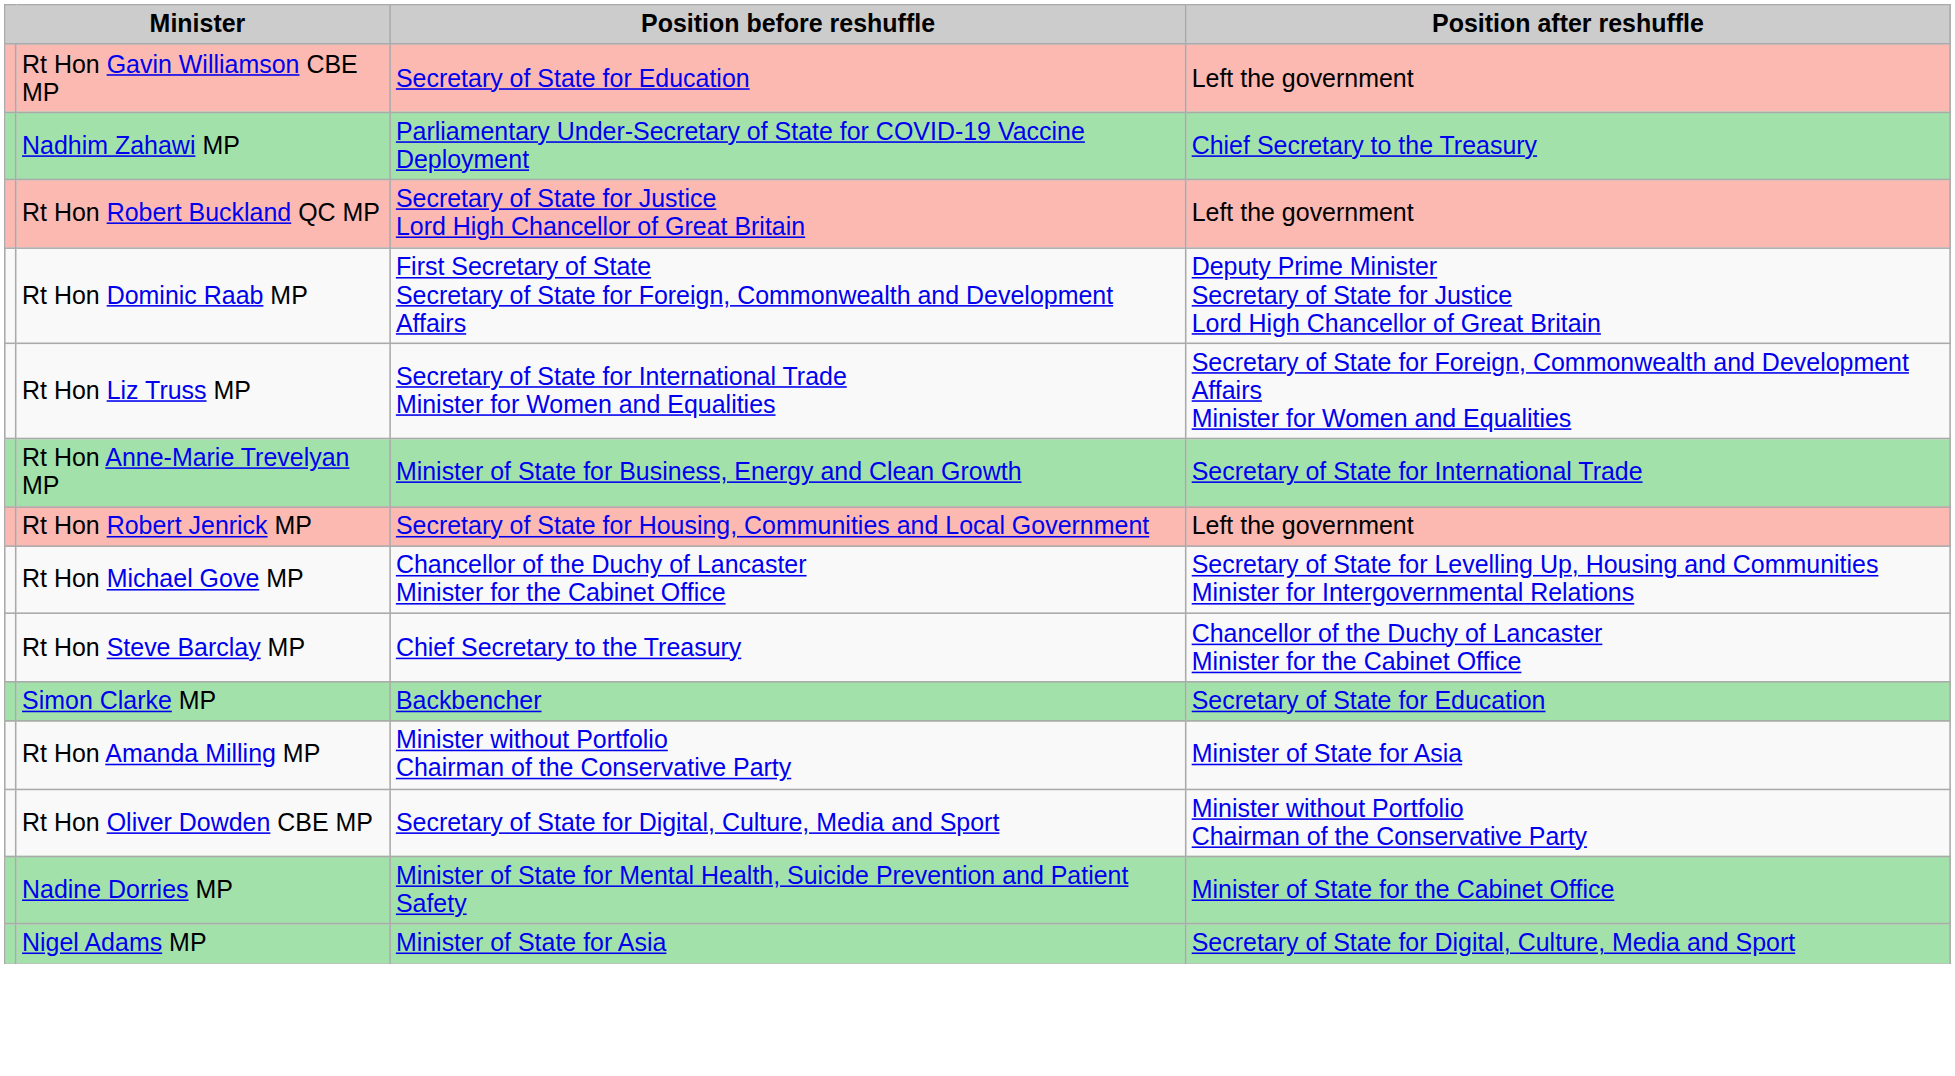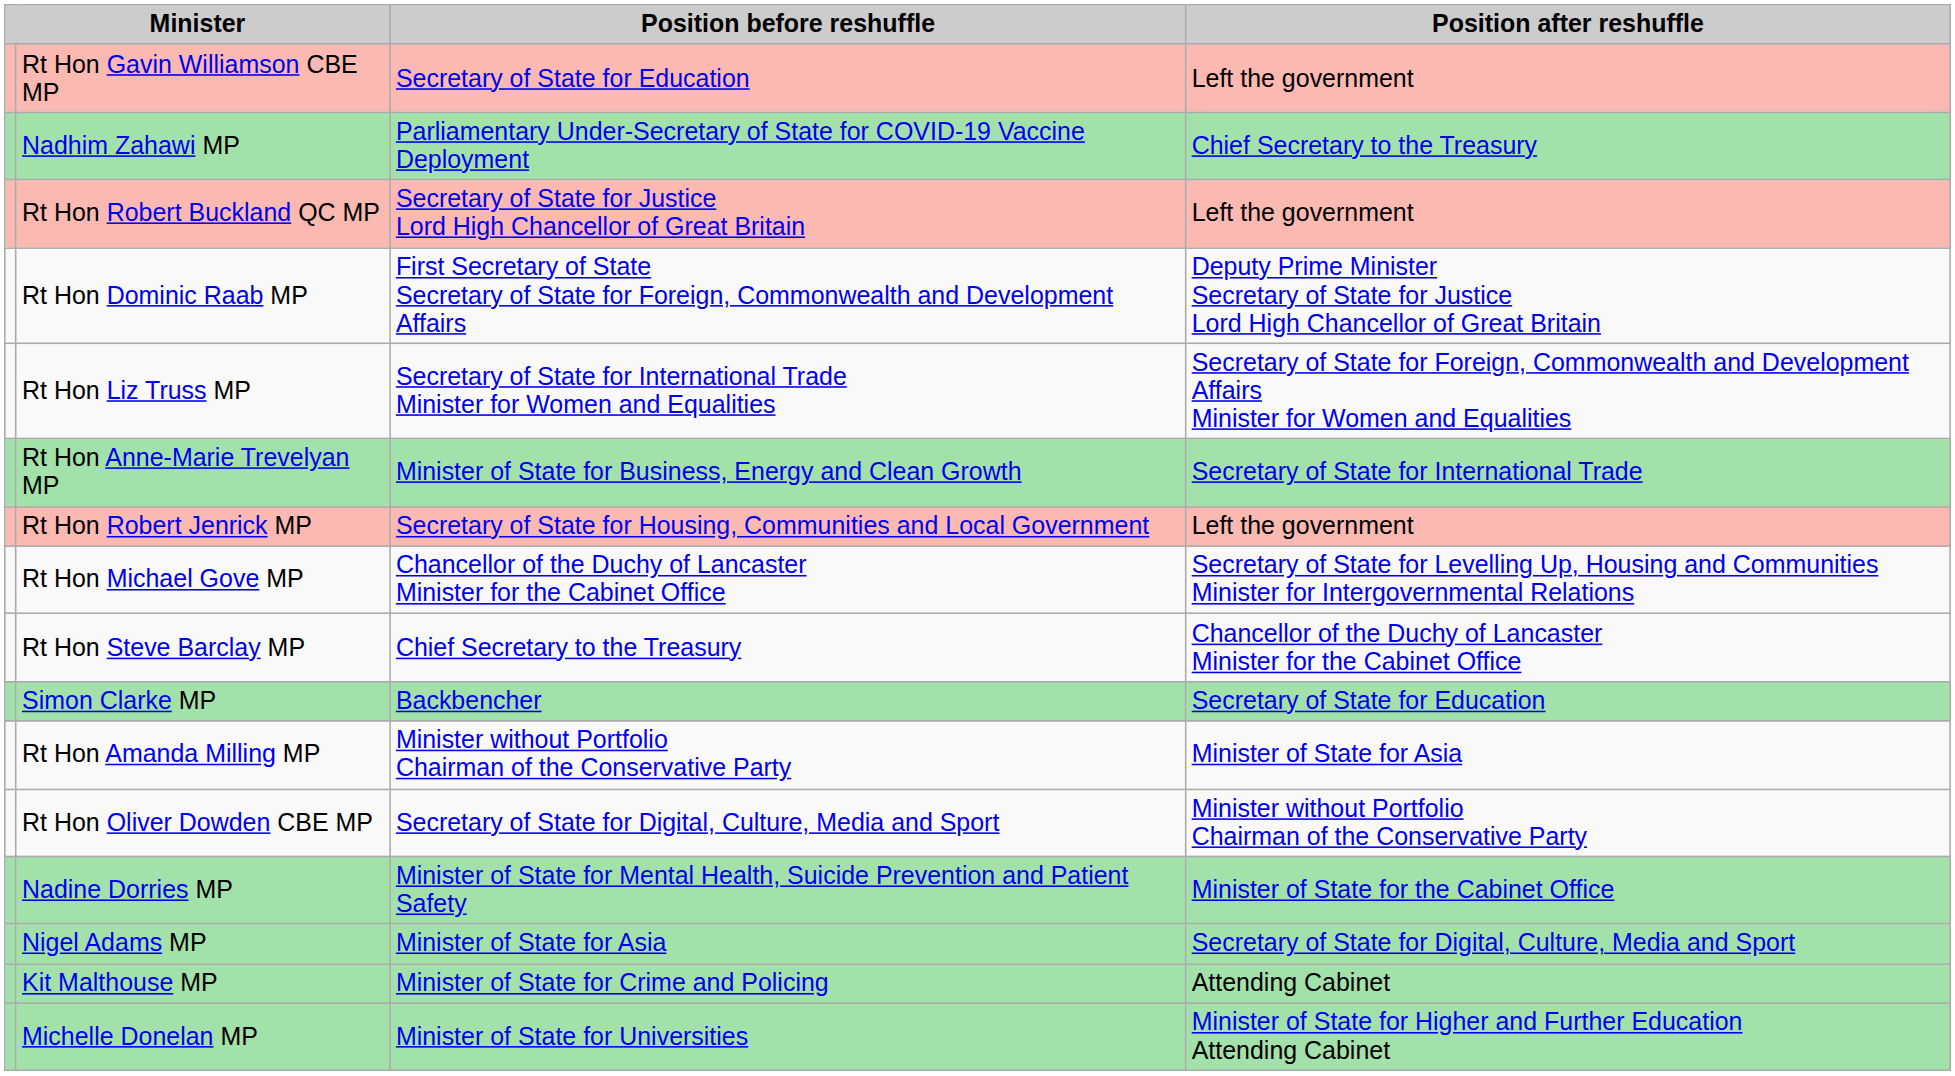+ row: (120, 983)
+ row: (140, 1036)
